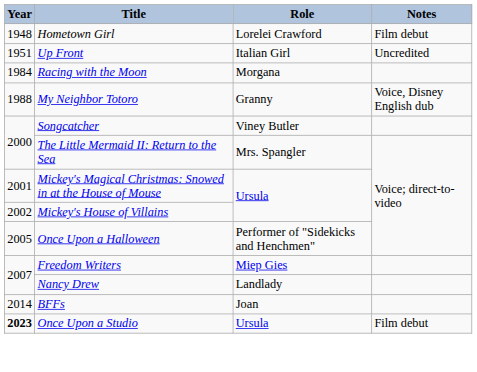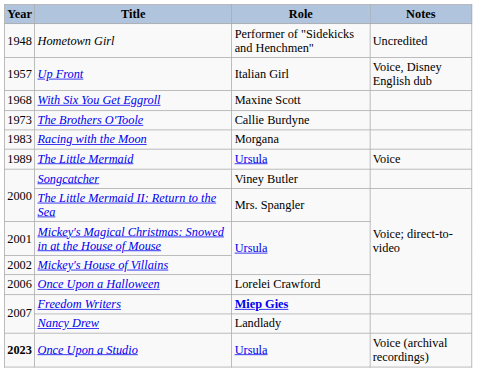(279, 33) Lorelei Crawford -> (294, 40) Performer of "Sidekicks and Henchmen"
(401, 33) Film debut -> (400, 40) Uncredited
(20, 53) 1951 -> (20, 74) 1957
(402, 53) Uncredited -> (407, 74) Voice, Disney English dub
+ row: (99, 100)
+ row: (90, 120)
(20, 72) 1984 -> (20, 139) 1983
- row: (88, 99)
+ row: (85, 159)
(20, 238) 2005 -> (20, 284) 2006
(295, 238) Performer of "Sidekicks and Henchmen" -> (278, 284) Lorelei Crawford
(262, 265) normal -> (261, 304) bold
- row: (51, 304)
(401, 323) Film debut -> (410, 350) Voice (archival recordings)
